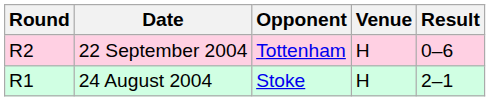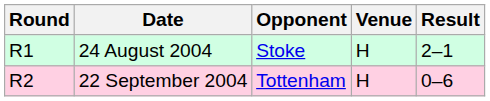rows swapped: (145, 80) <-> (163, 50)
